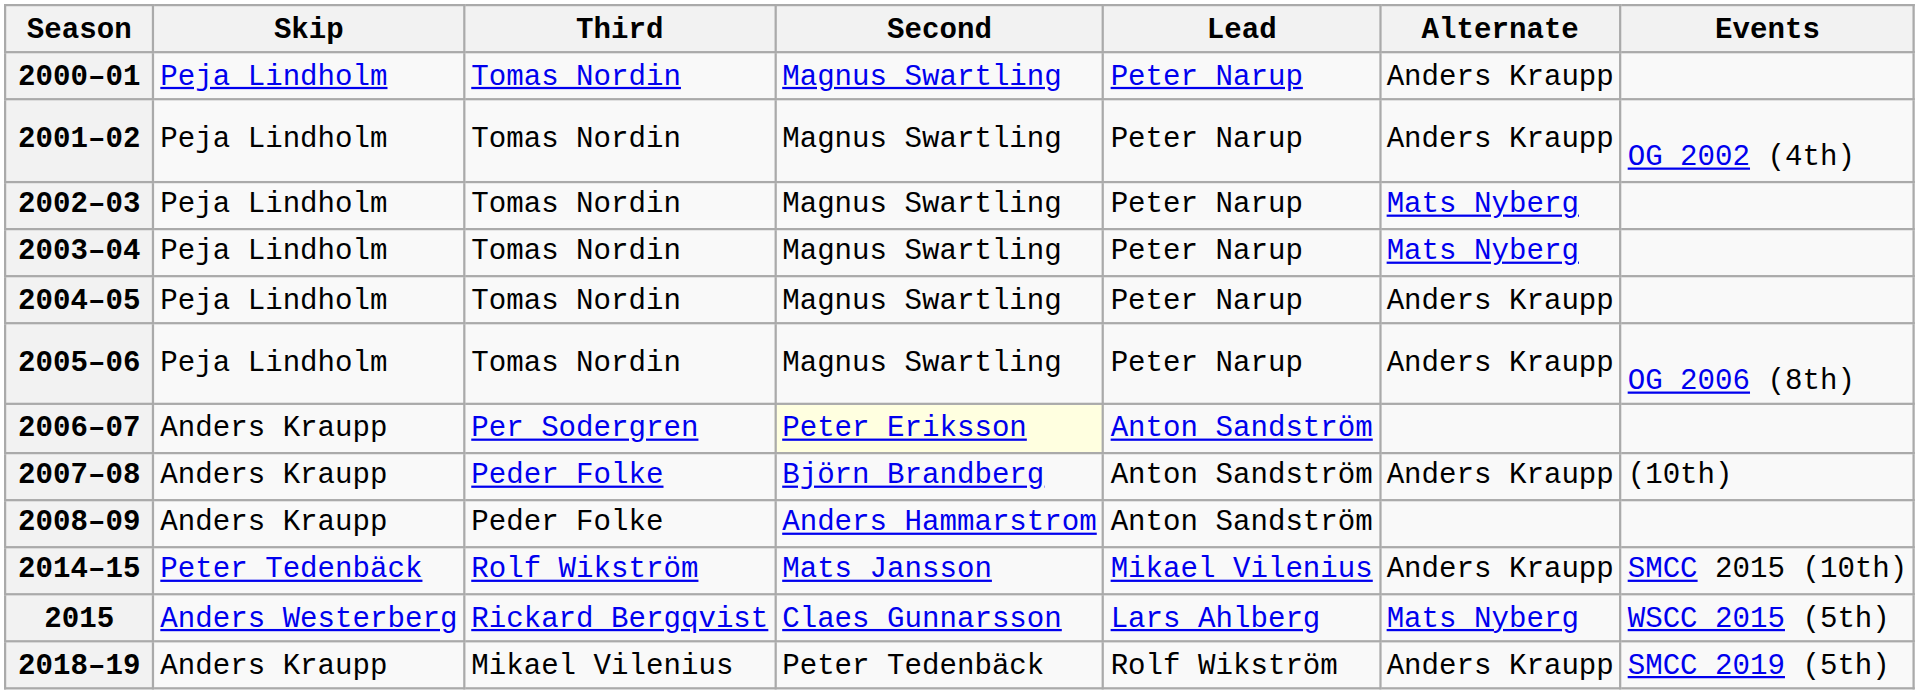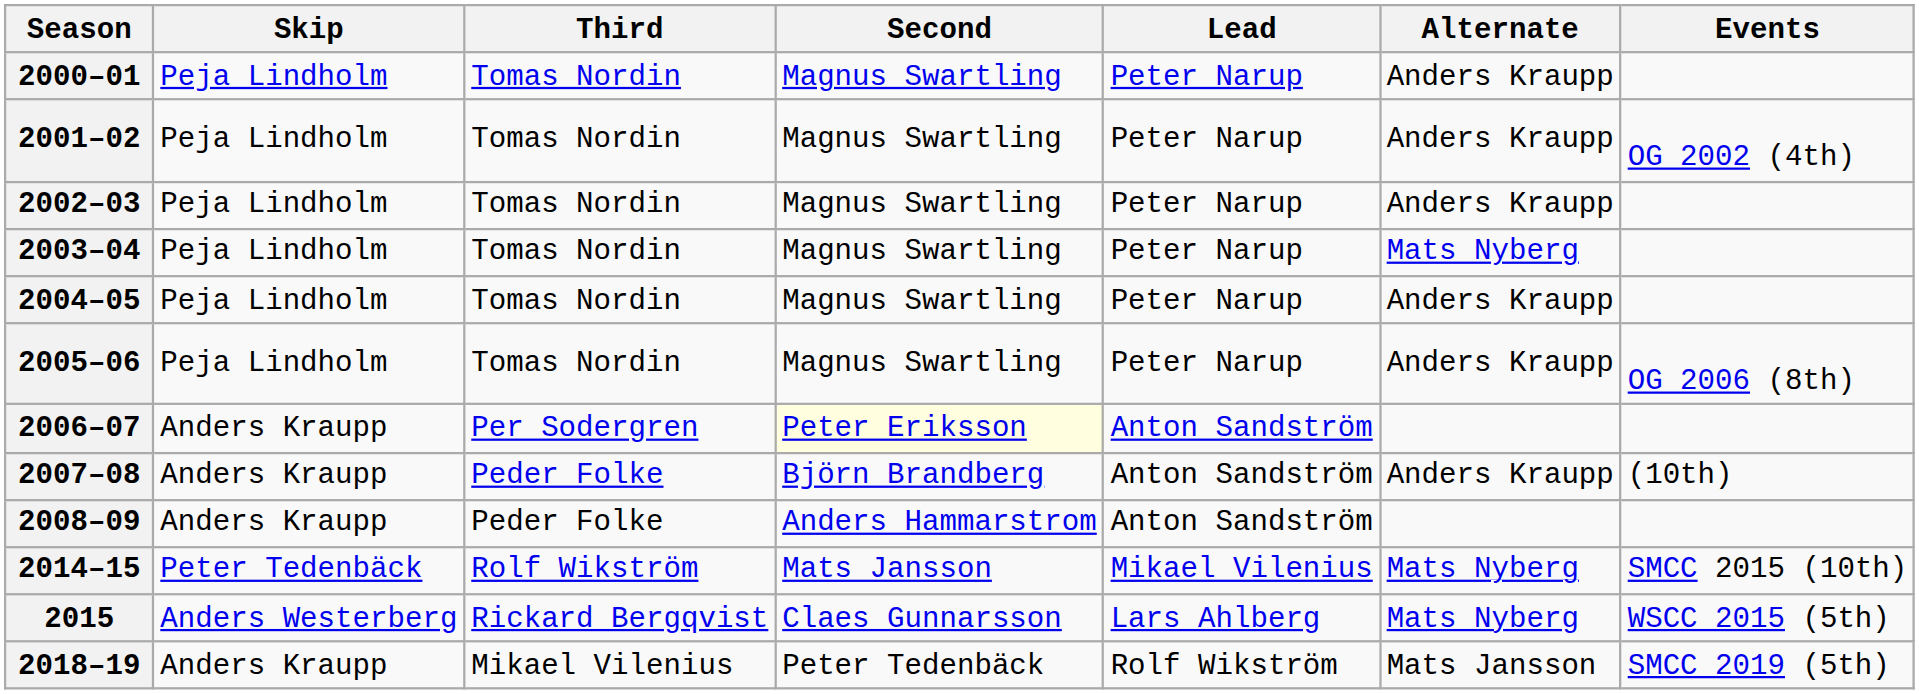(1483, 205) Mats Nyberg -> (1500, 205) Anders Kraupp
(1500, 571) Anders Kraupp -> (1483, 571) Mats Nyberg
(1500, 666) Anders Kraupp -> (1492, 666) Mats Jansson
